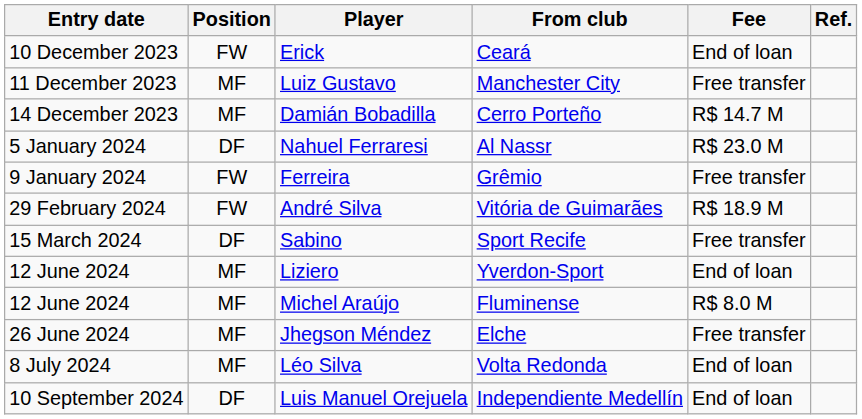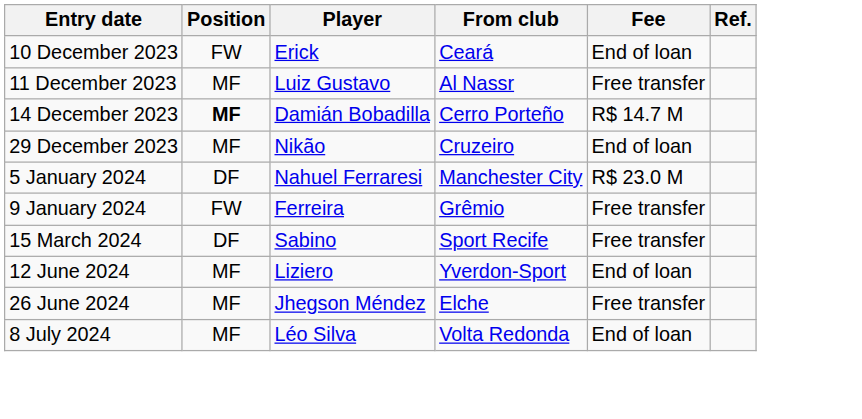(548, 83) Manchester City -> (477, 83) Al Nassr
(232, 114) normal -> (226, 114) bold
+ row: (300, 146)
(514, 146) Al Nassr -> (511, 177) Manchester City
- row: (331, 209)
- row: (340, 303)
- row: (374, 397)
